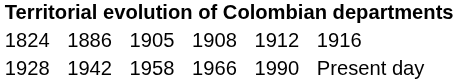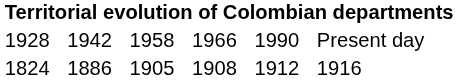rows swapped: (27, 40) <-> (27, 68)
